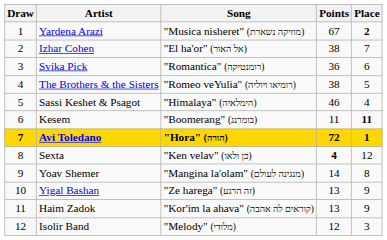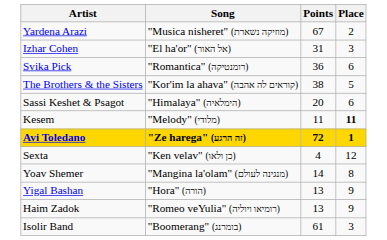- column: (21, 13)
(367, 31) bold -> (351, 31) normal
(334, 48) 38 -> (318, 48) 31
(367, 48) 7 -> (351, 48) 3
(230, 84) "Romeo veYulia" (רומיאו ויוליה) -> (223, 84) "Kor'im la ahava" (קוראים לה אהבה)
(334, 102) 46 -> (318, 102) 20
(367, 102) 4 -> (351, 102) 6
(210, 119) "Boomerang" (בומרנג) -> (184, 119) "Melody" (מלודי)
(196, 137) "Hora" (הורה) -> (197, 137) "Ze harega" (זה הרגע)
(334, 155) bold -> (318, 155) normal
(209, 191) "Ze harega" (זה הרגע) -> (177, 191) "Hora" (הורה)
(239, 208) "Kor'im la ahava" (קוראים לה אהבה) -> (214, 208) "Romeo veYulia" (רומיאו ויוליה)
(200, 226) "Melody" (מלודי) -> (194, 226) "Boomerang" (בומרנג)
(334, 226) 12 -> (318, 226) 61
